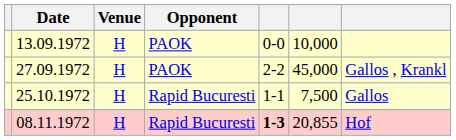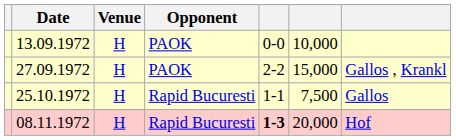(315, 69) 45,000 -> (315, 69) 15,000
(315, 122) 20,855 -> (315, 122) 20,000
